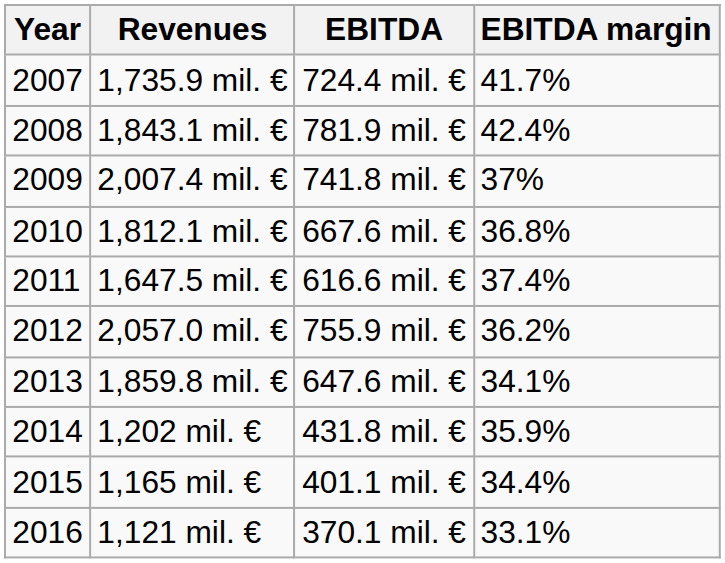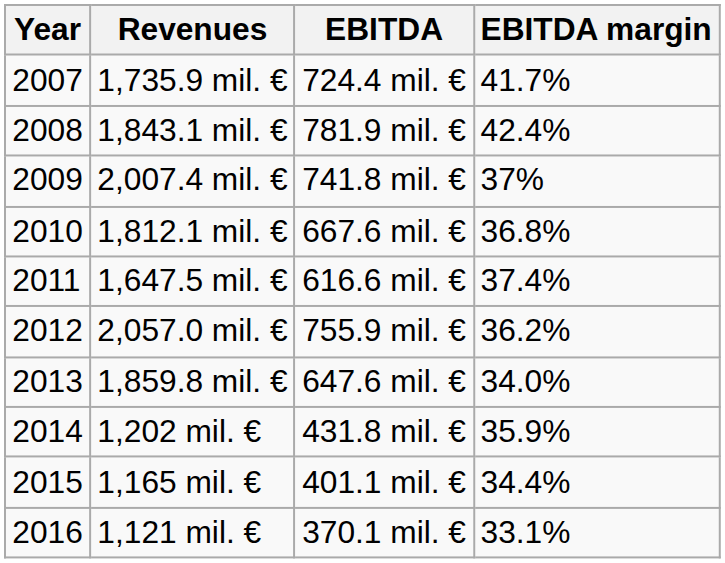(525, 381) 34.1% -> (525, 381) 34.0%
